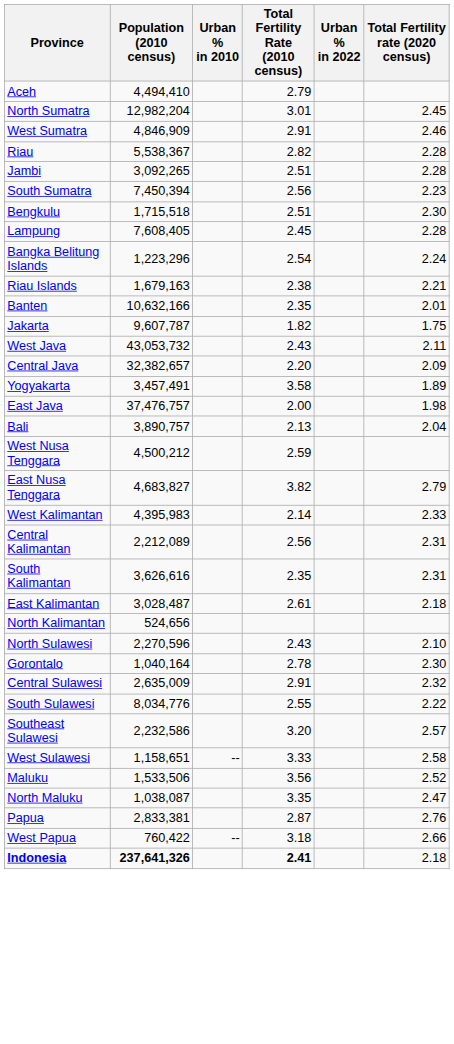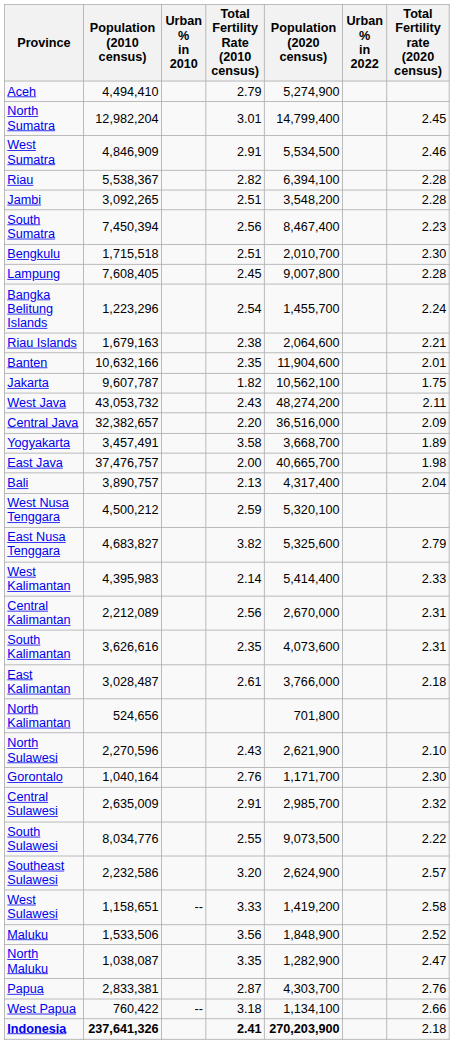+ column: (303, 42)
(299, 663) 2.78 -> (249, 777) 2.76
